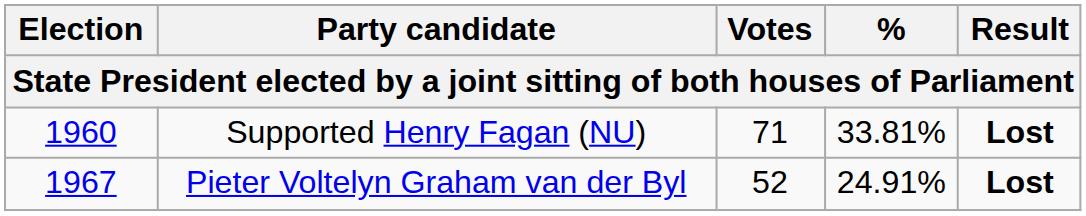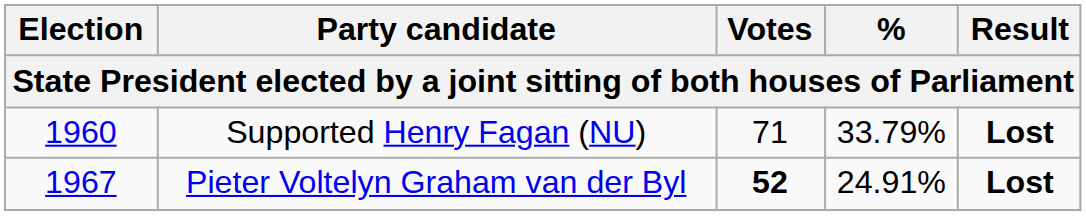(891, 132) 33.81% -> (891, 132) 33.79%
(770, 183) normal -> (770, 183) bold
